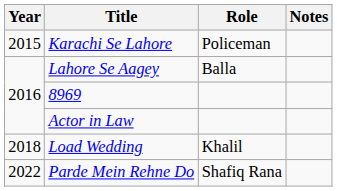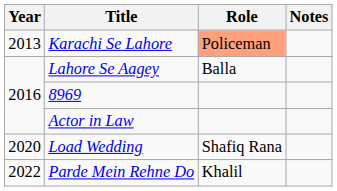(25, 43) 2015 -> (25, 43) 2013
(236, 43) no background -> (236, 43) lightsalmon background
(25, 146) 2018 -> (25, 146) 2020
(222, 146) Khalil -> (242, 146) Shafiq Rana
(242, 172) Shafiq Rana -> (222, 172) Khalil
